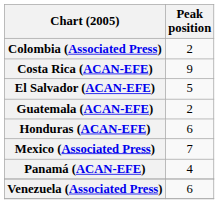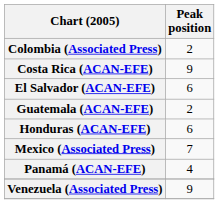(190, 88) 5 -> (190, 88) 6
(190, 189) 6 -> (190, 189) 9
